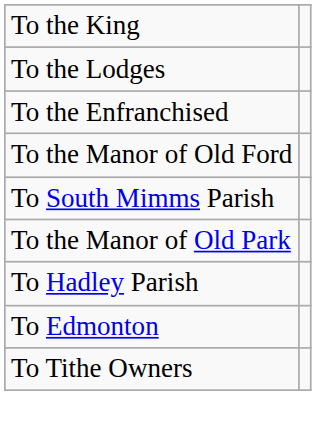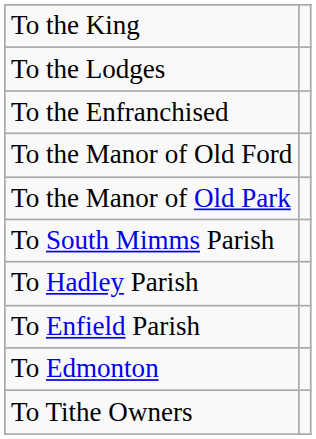rows swapped: (151, 240) <-> (143, 197)
+ row: (106, 326)
